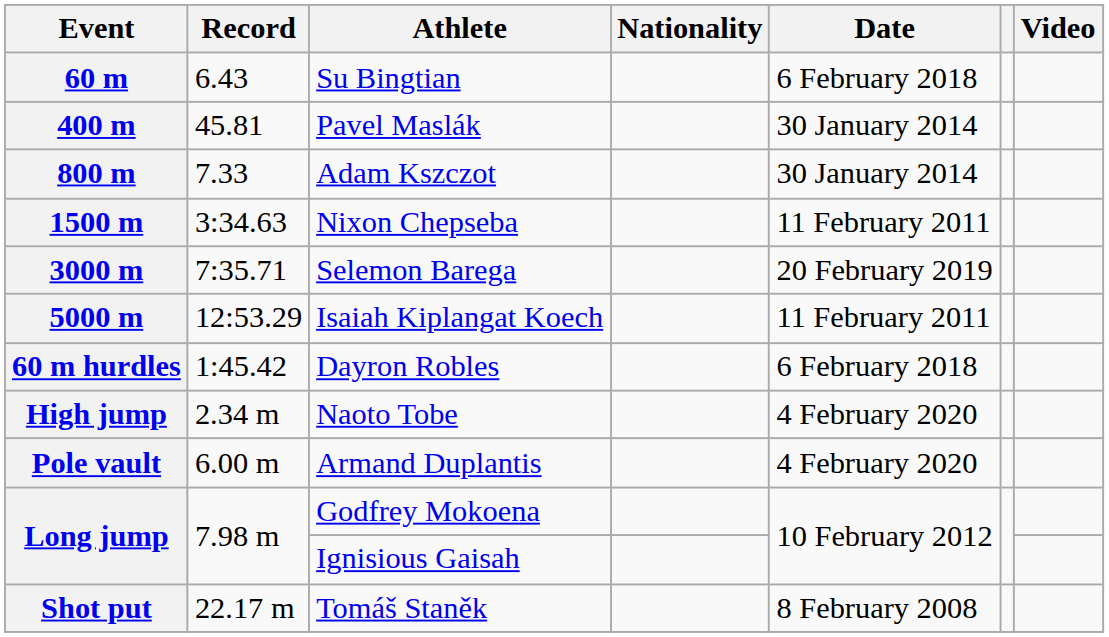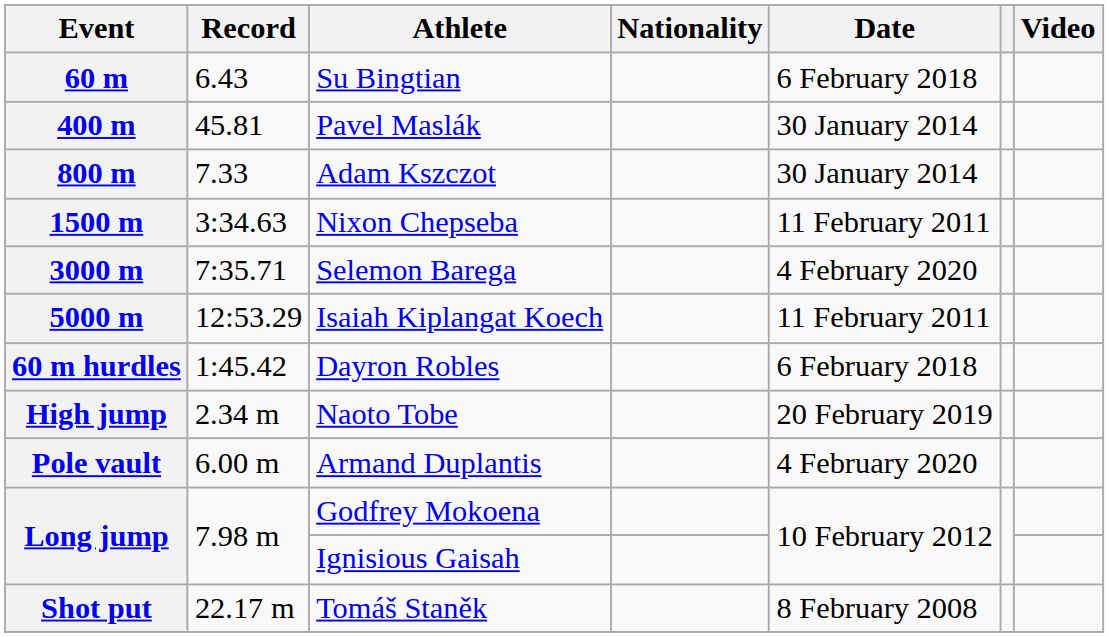(885, 269) 20 February 2019 -> (877, 269) 4 February 2020
(877, 414) 4 February 2020 -> (885, 414) 20 February 2019
